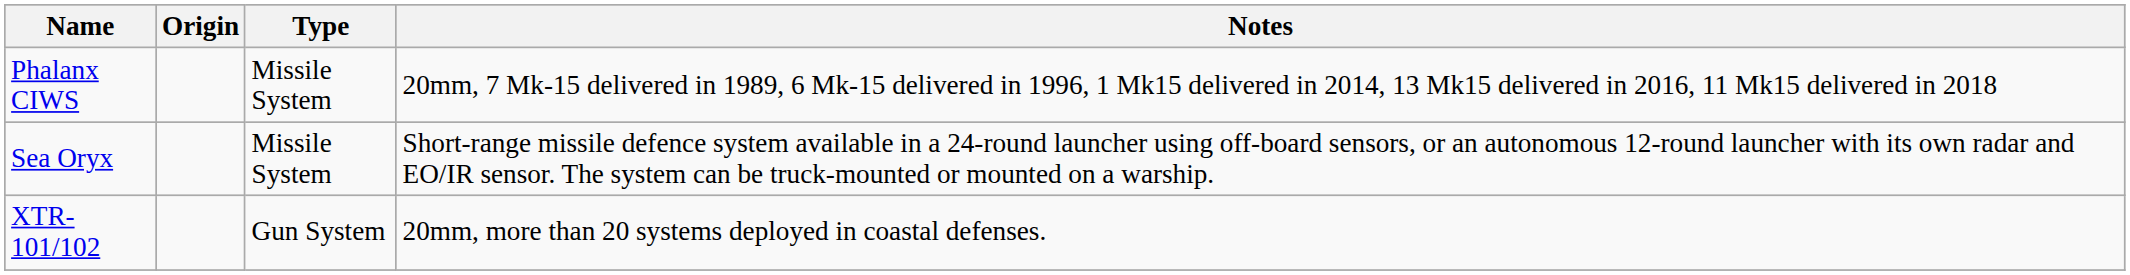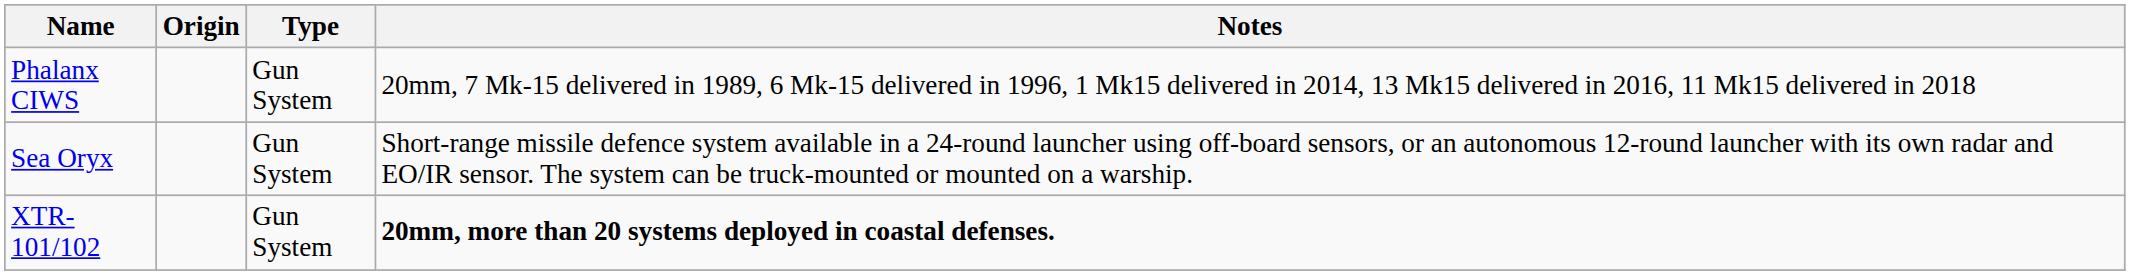(292, 84) Missile System -> (292, 84) Gun System
(292, 158) Missile System -> (292, 158) Gun System
(724, 231) normal -> (718, 231) bold
